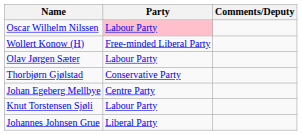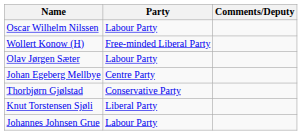(131, 28) pink background -> (131, 28) no background
rows swapped: (54, 91) <-> (45, 75)
(131, 106) Labour Party -> (131, 106) Liberal Party
(131, 122) Liberal Party -> (131, 122) Labour Party
